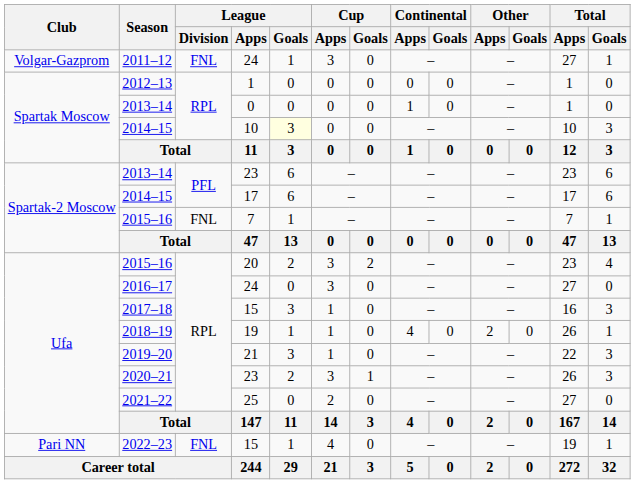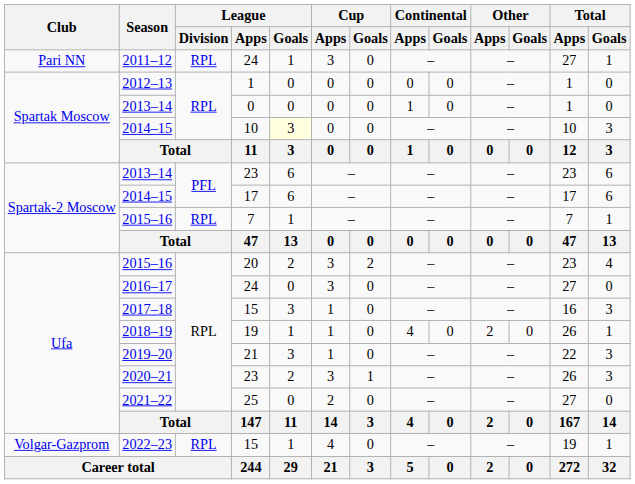(62, 60) Volgar-Gazprom -> (62, 60) Pari NN
(204, 60) FNL -> (204, 60) RPL
(204, 219) FNL -> (204, 219) RPL
(62, 444) Pari NN -> (62, 444) Volgar-Gazprom
(204, 444) FNL -> (204, 444) RPL
